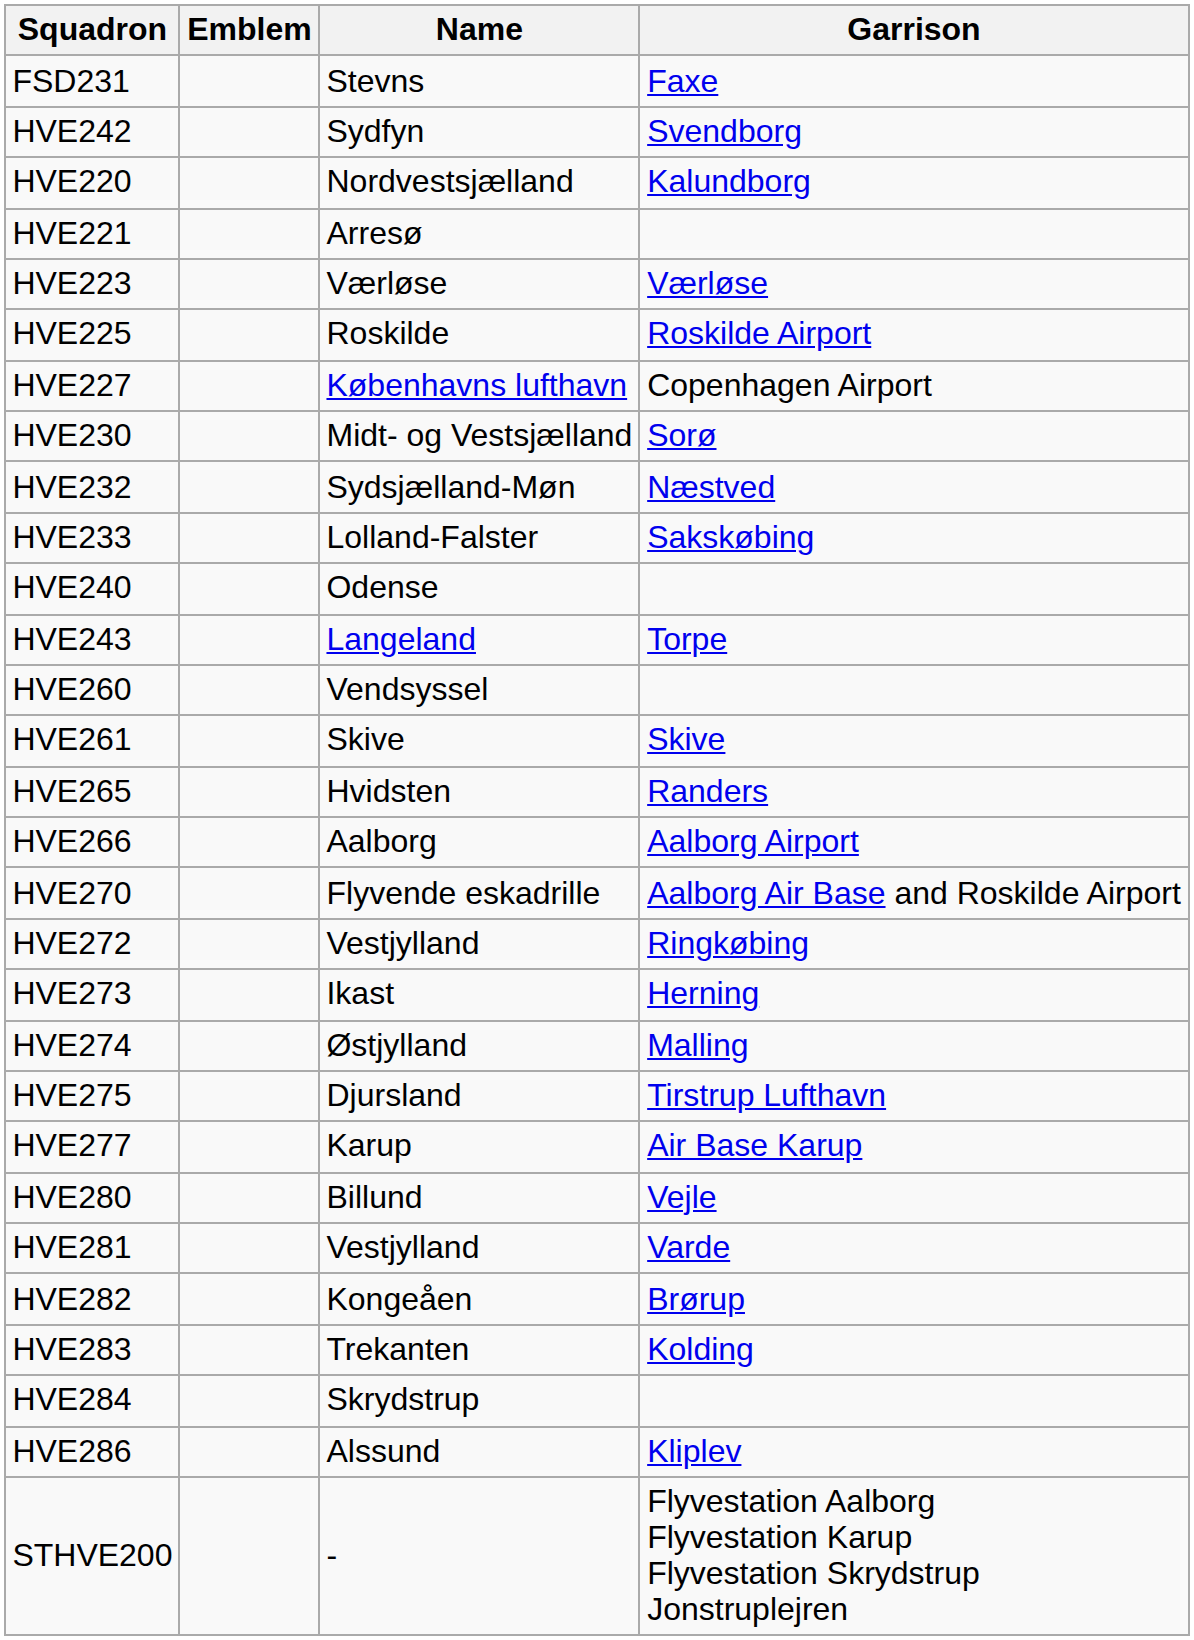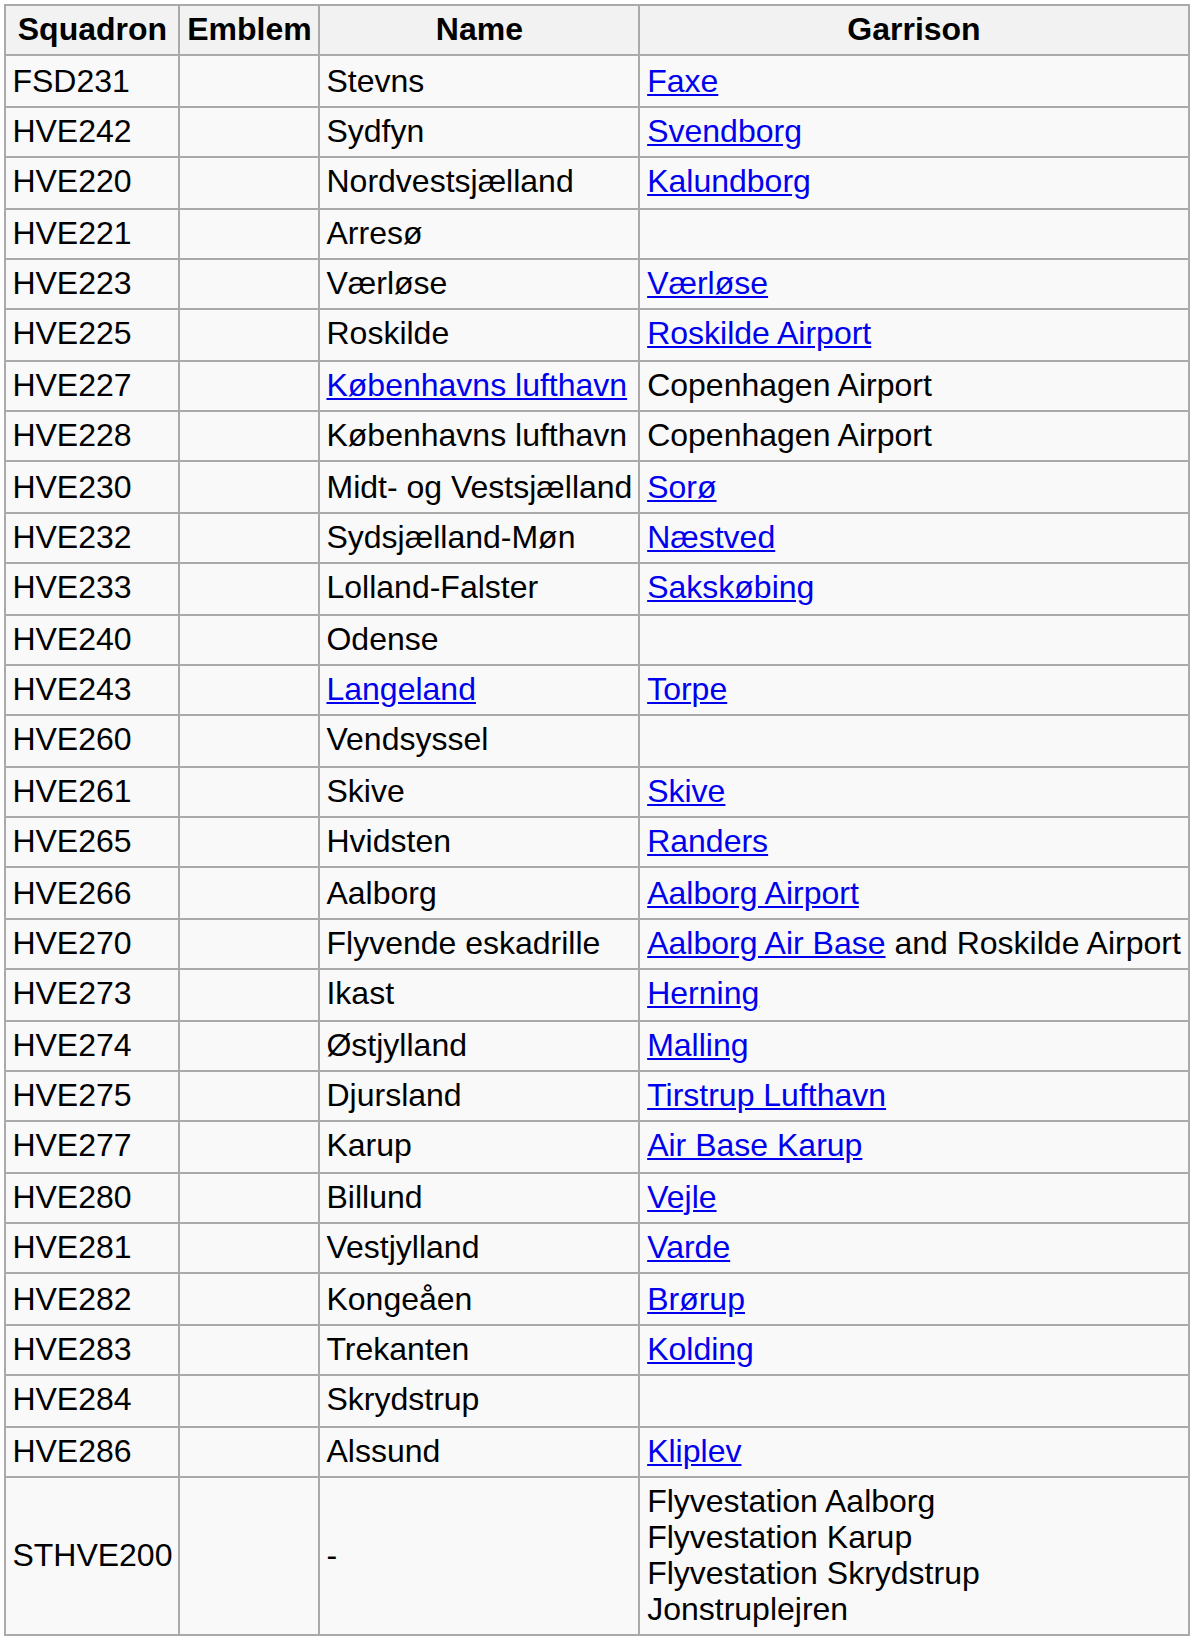+ row: (72, 435)
- row: (72, 943)
